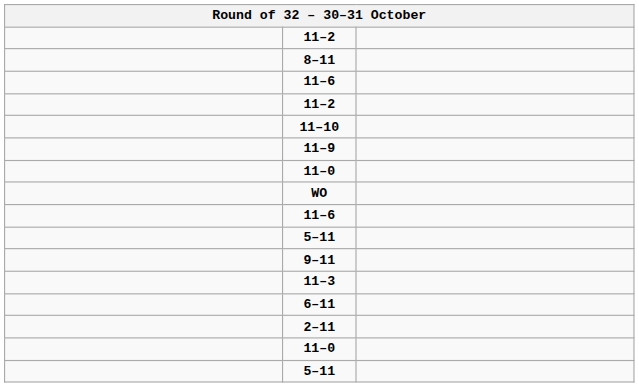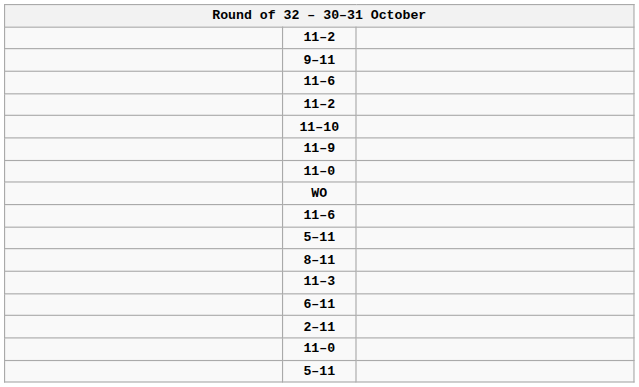rows swapped: (143, 60) <-> (143, 260)
